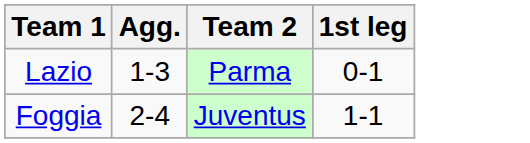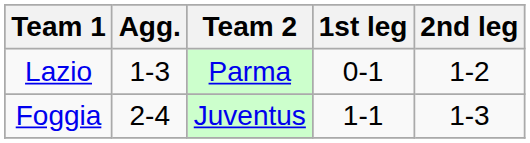+ column: (469, 26)
